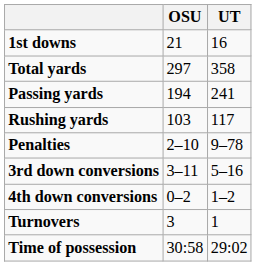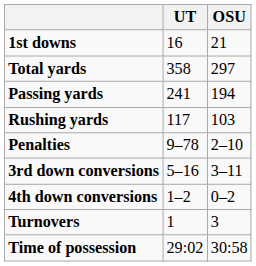columns swapped: (229, 17) <-> (185, 17)
